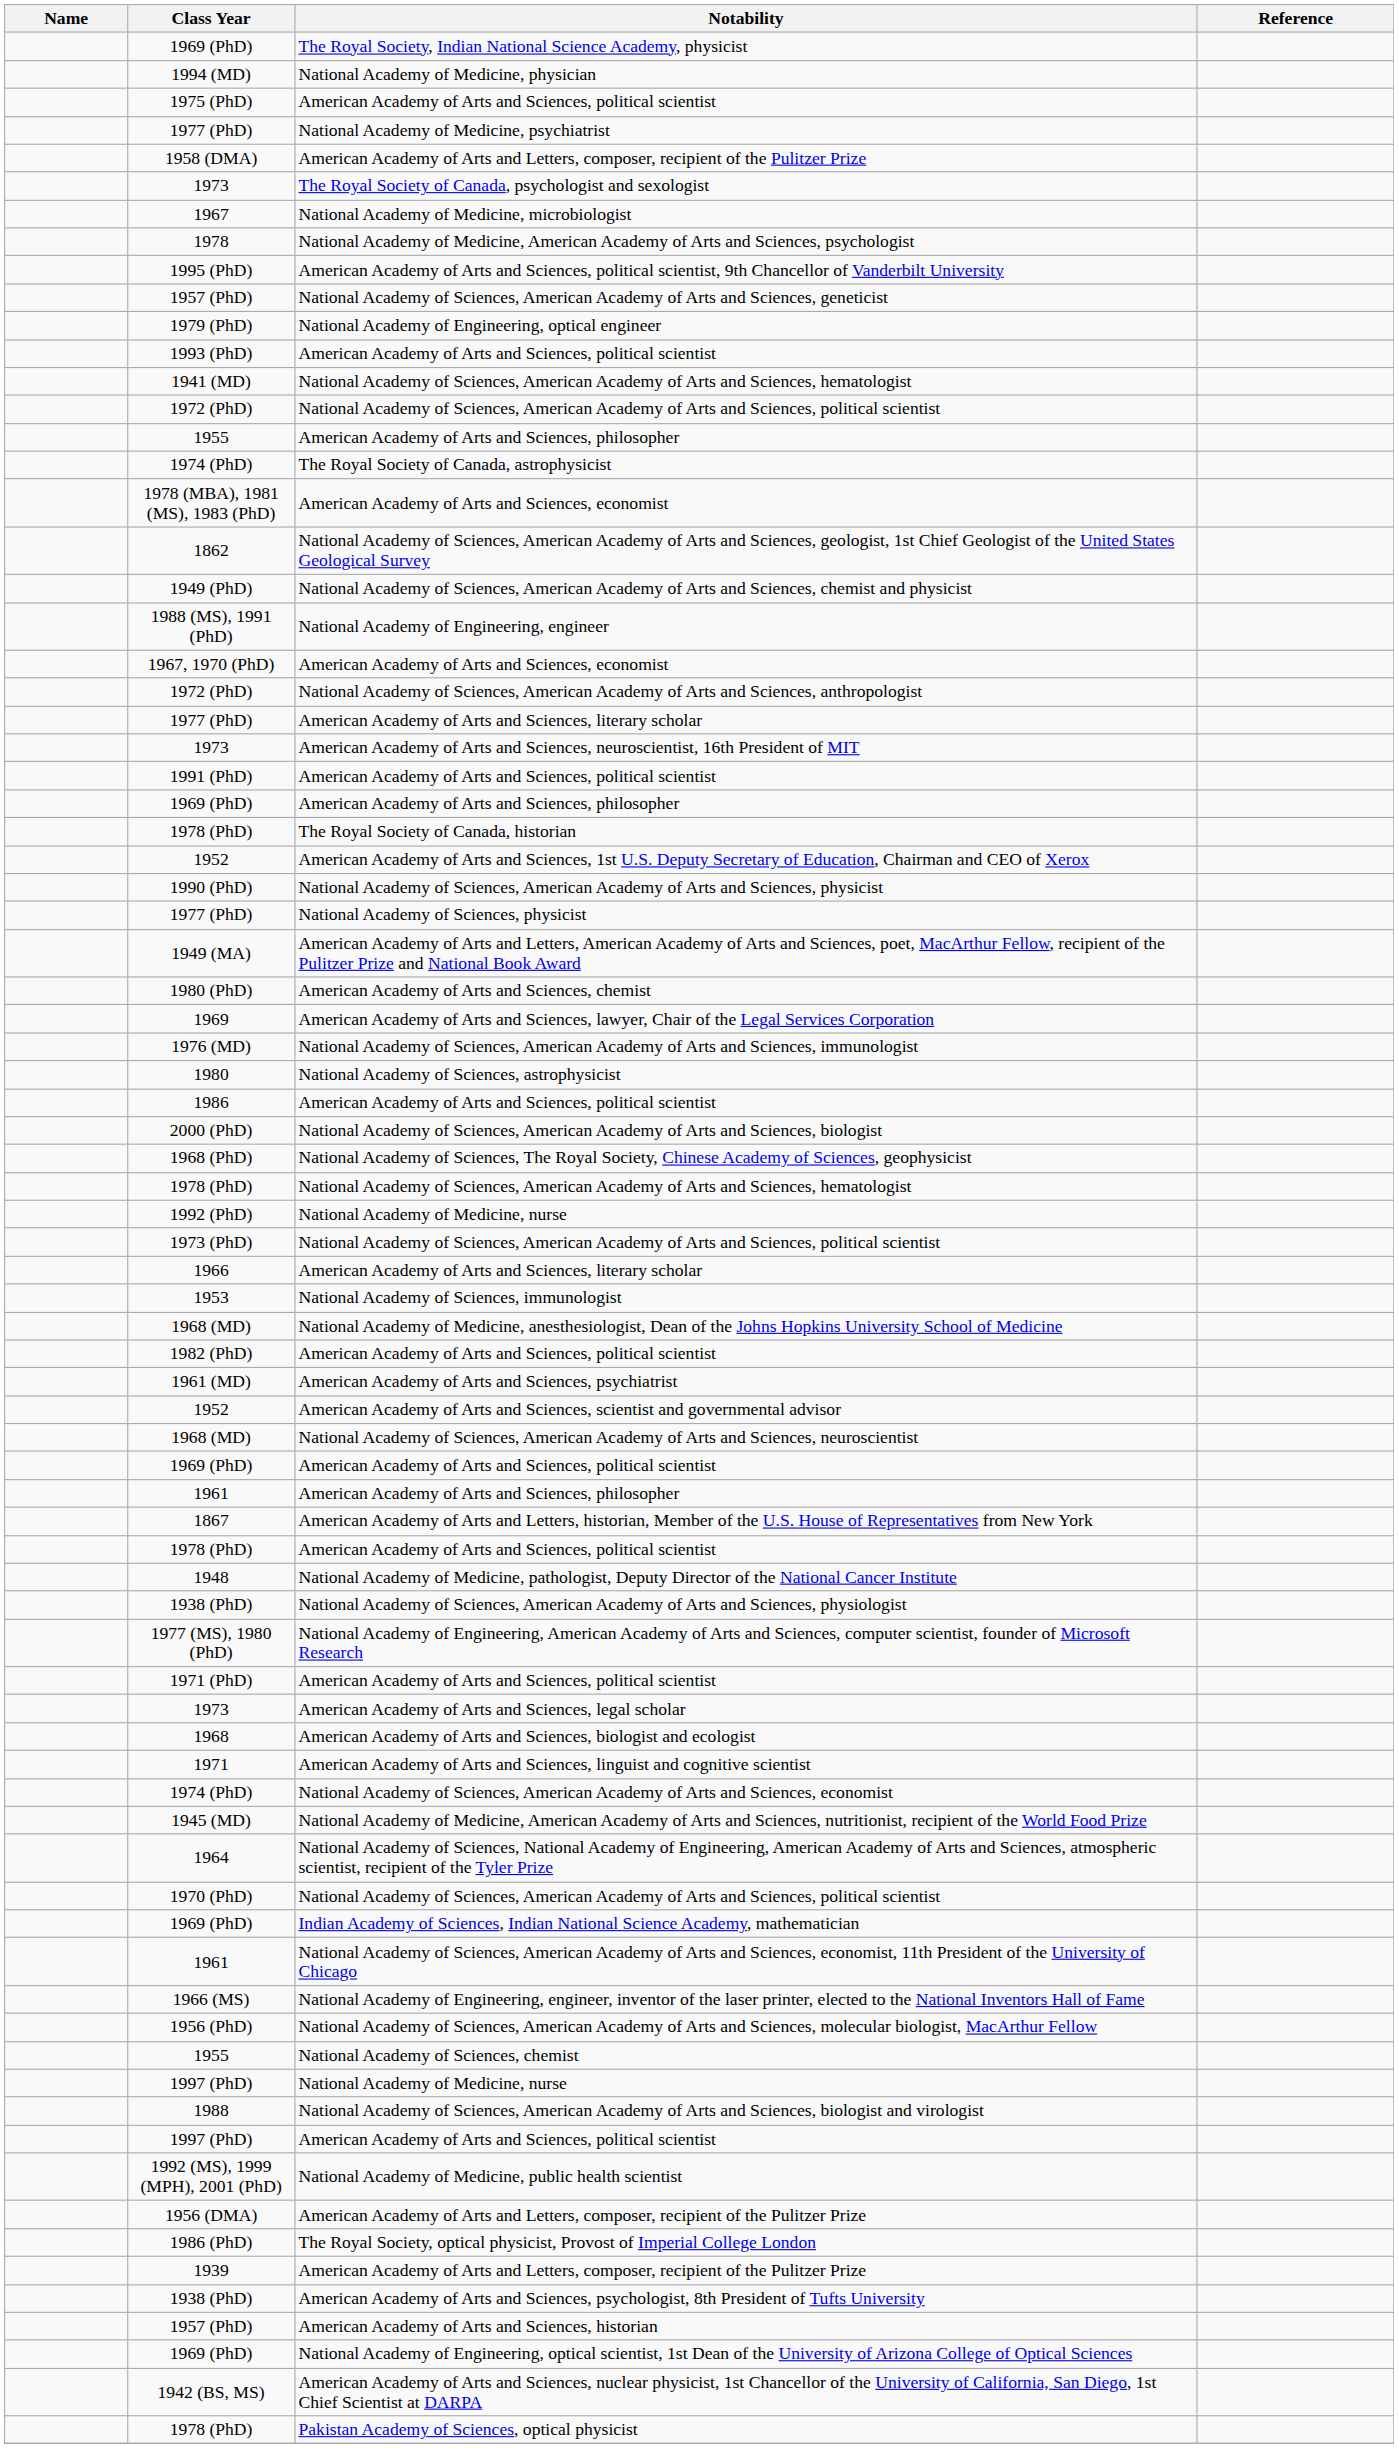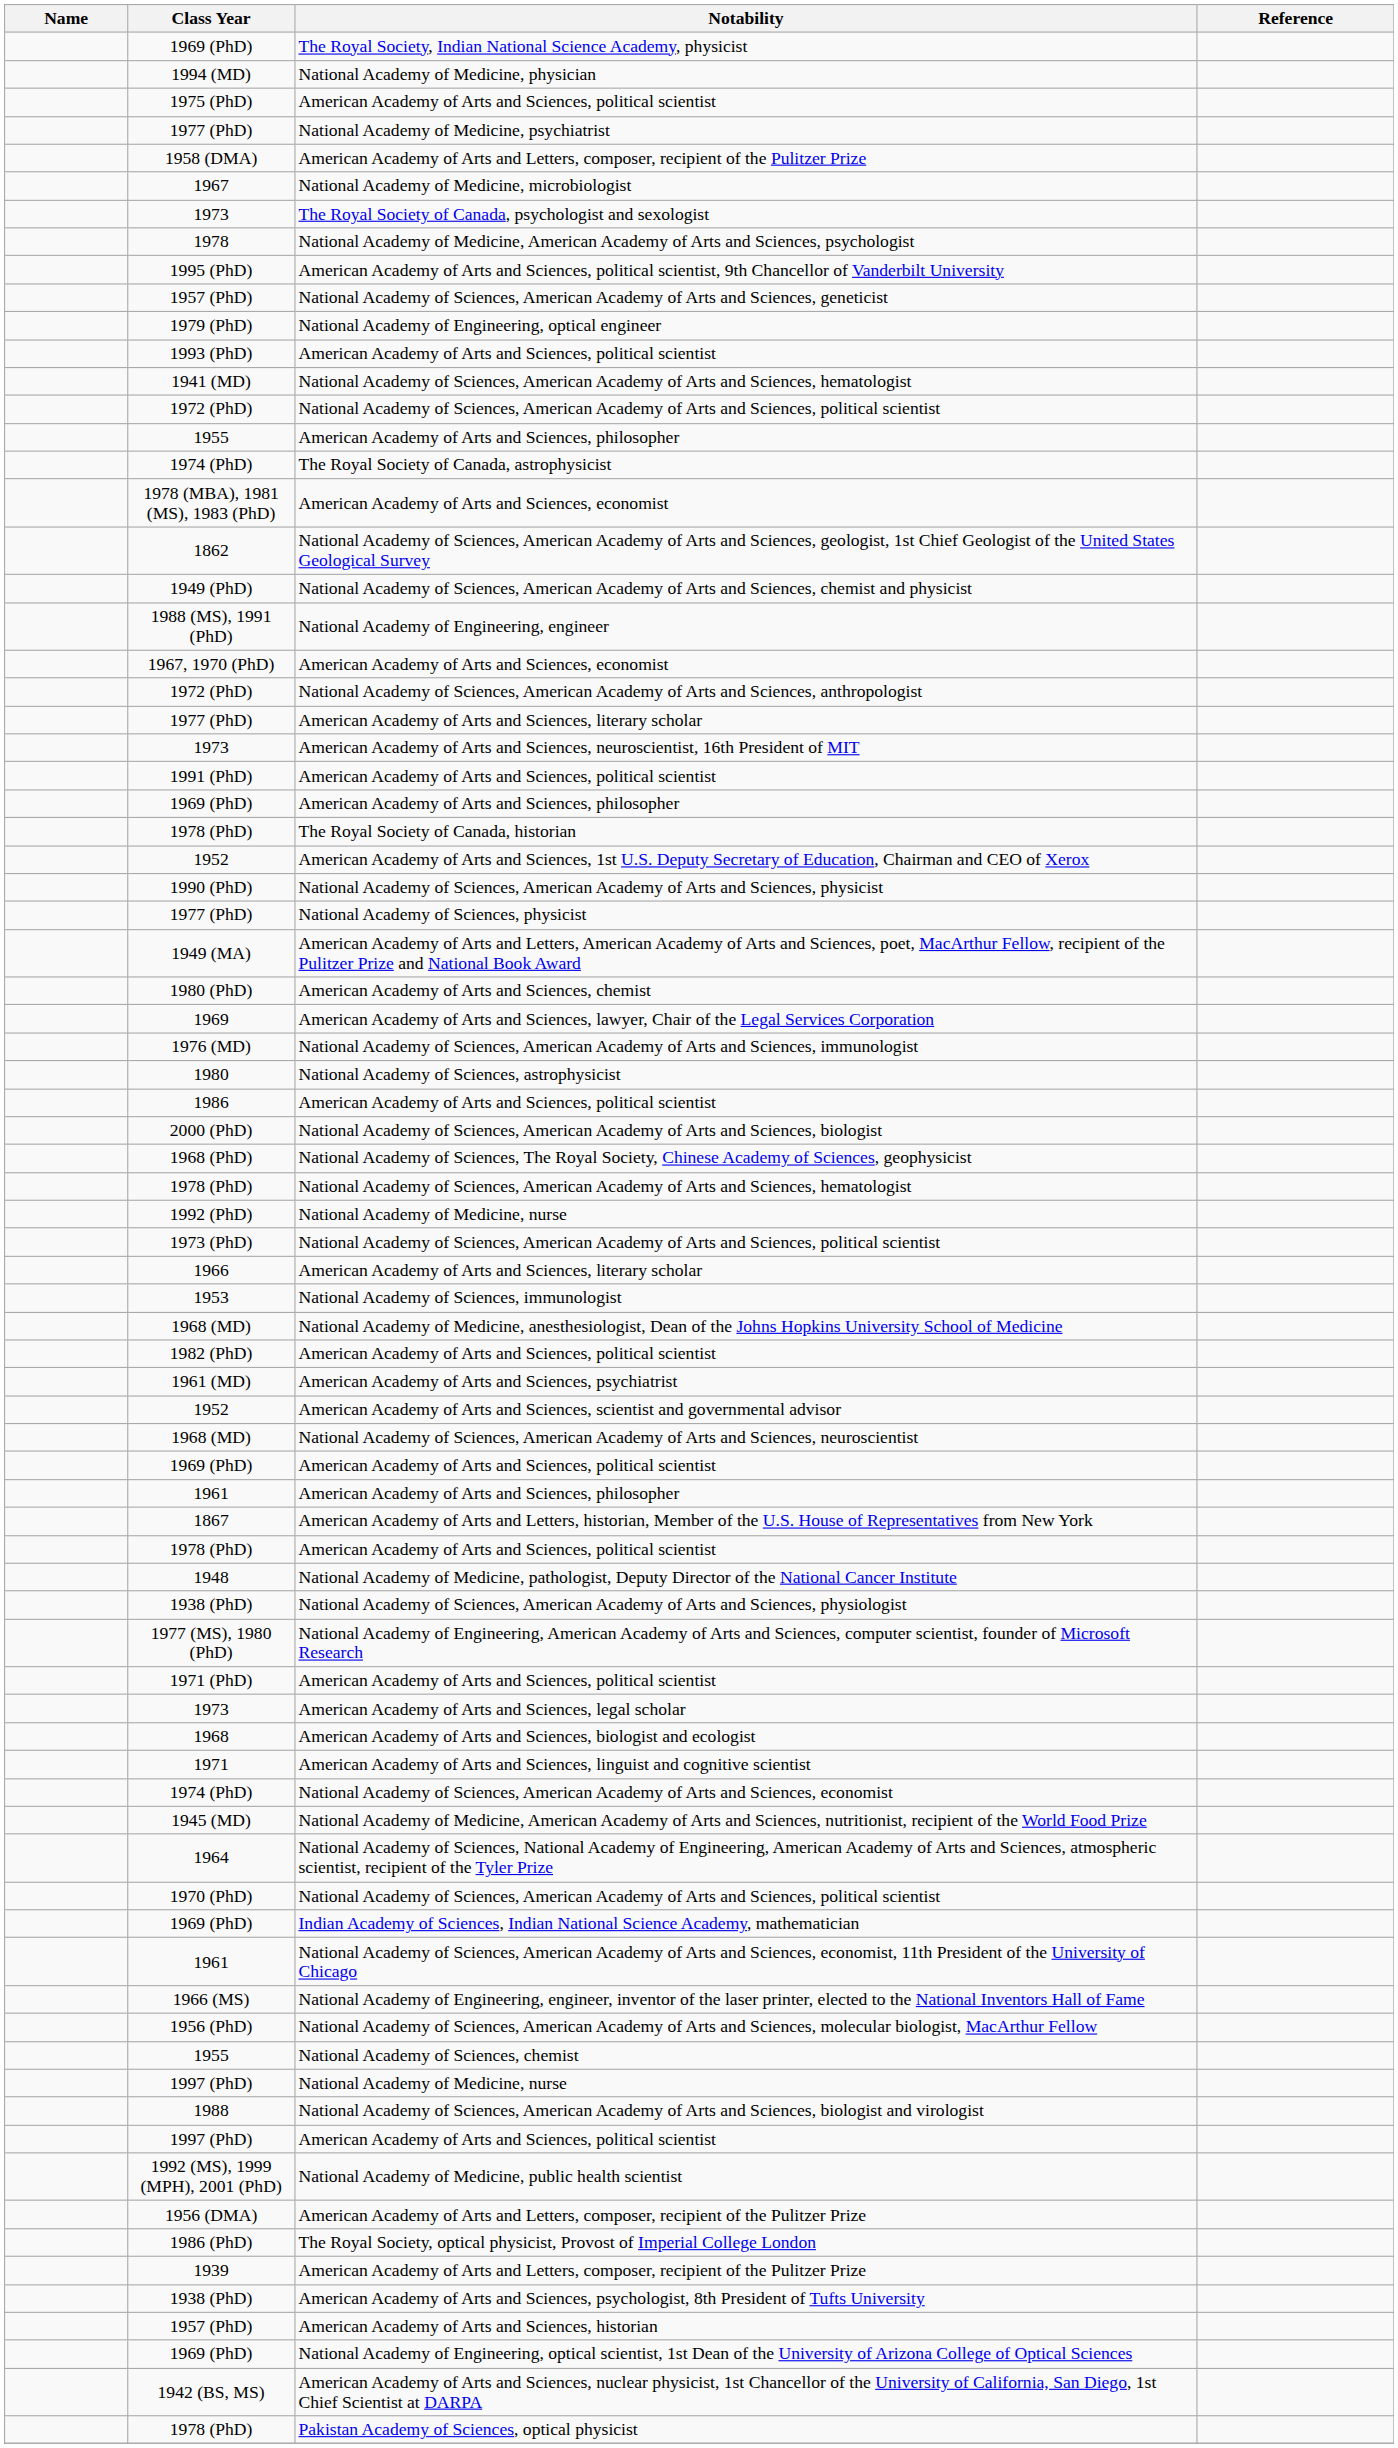rows swapped: (211, 213) <-> (211, 185)
